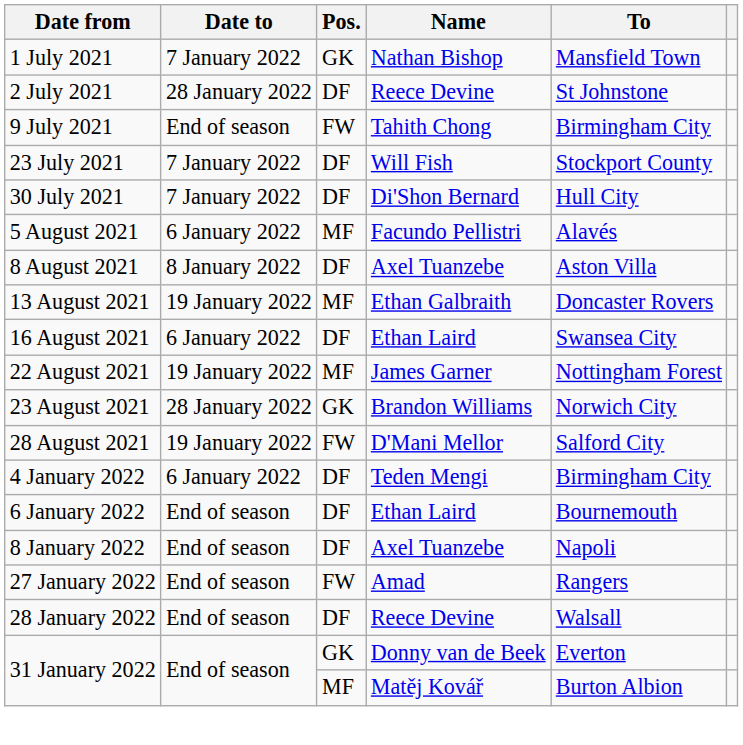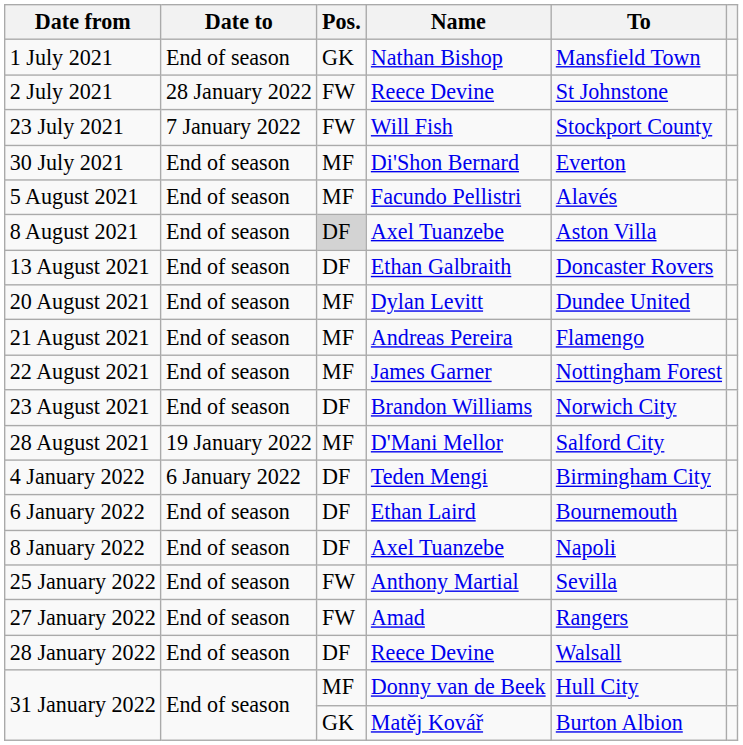(233, 57) 7 January 2022 -> (228, 57) End of season
(336, 92) DF -> (339, 92) FW
- row: (61, 127)
(336, 162) DF -> (339, 127) FW
(233, 197) 7 January 2022 -> (228, 162) End of season
(336, 197) DF -> (338, 162) MF
(597, 197) Hull City -> (591, 162) Everton
(233, 232) 6 January 2022 -> (228, 197) End of season
(233, 267) 8 January 2022 -> (228, 232) End of season
(336, 267) no background -> (336, 232) lightgrey background
(239, 302) 19 January 2022 -> (228, 267) End of season
(338, 302) MF -> (336, 267) DF
- row: (80, 337)
+ row: (80, 302)
+ row: (80, 337)
(239, 372) 19 January 2022 -> (228, 372) End of season
(239, 407) 28 January 2022 -> (228, 407) End of season
(338, 407) GK -> (336, 407) DF
(339, 442) FW -> (338, 442) MF
+ row: (83, 582)
(338, 652) GK -> (338, 687) MF
(591, 652) Everton -> (597, 687) Hull City
(338, 687) MF -> (338, 722) GK
